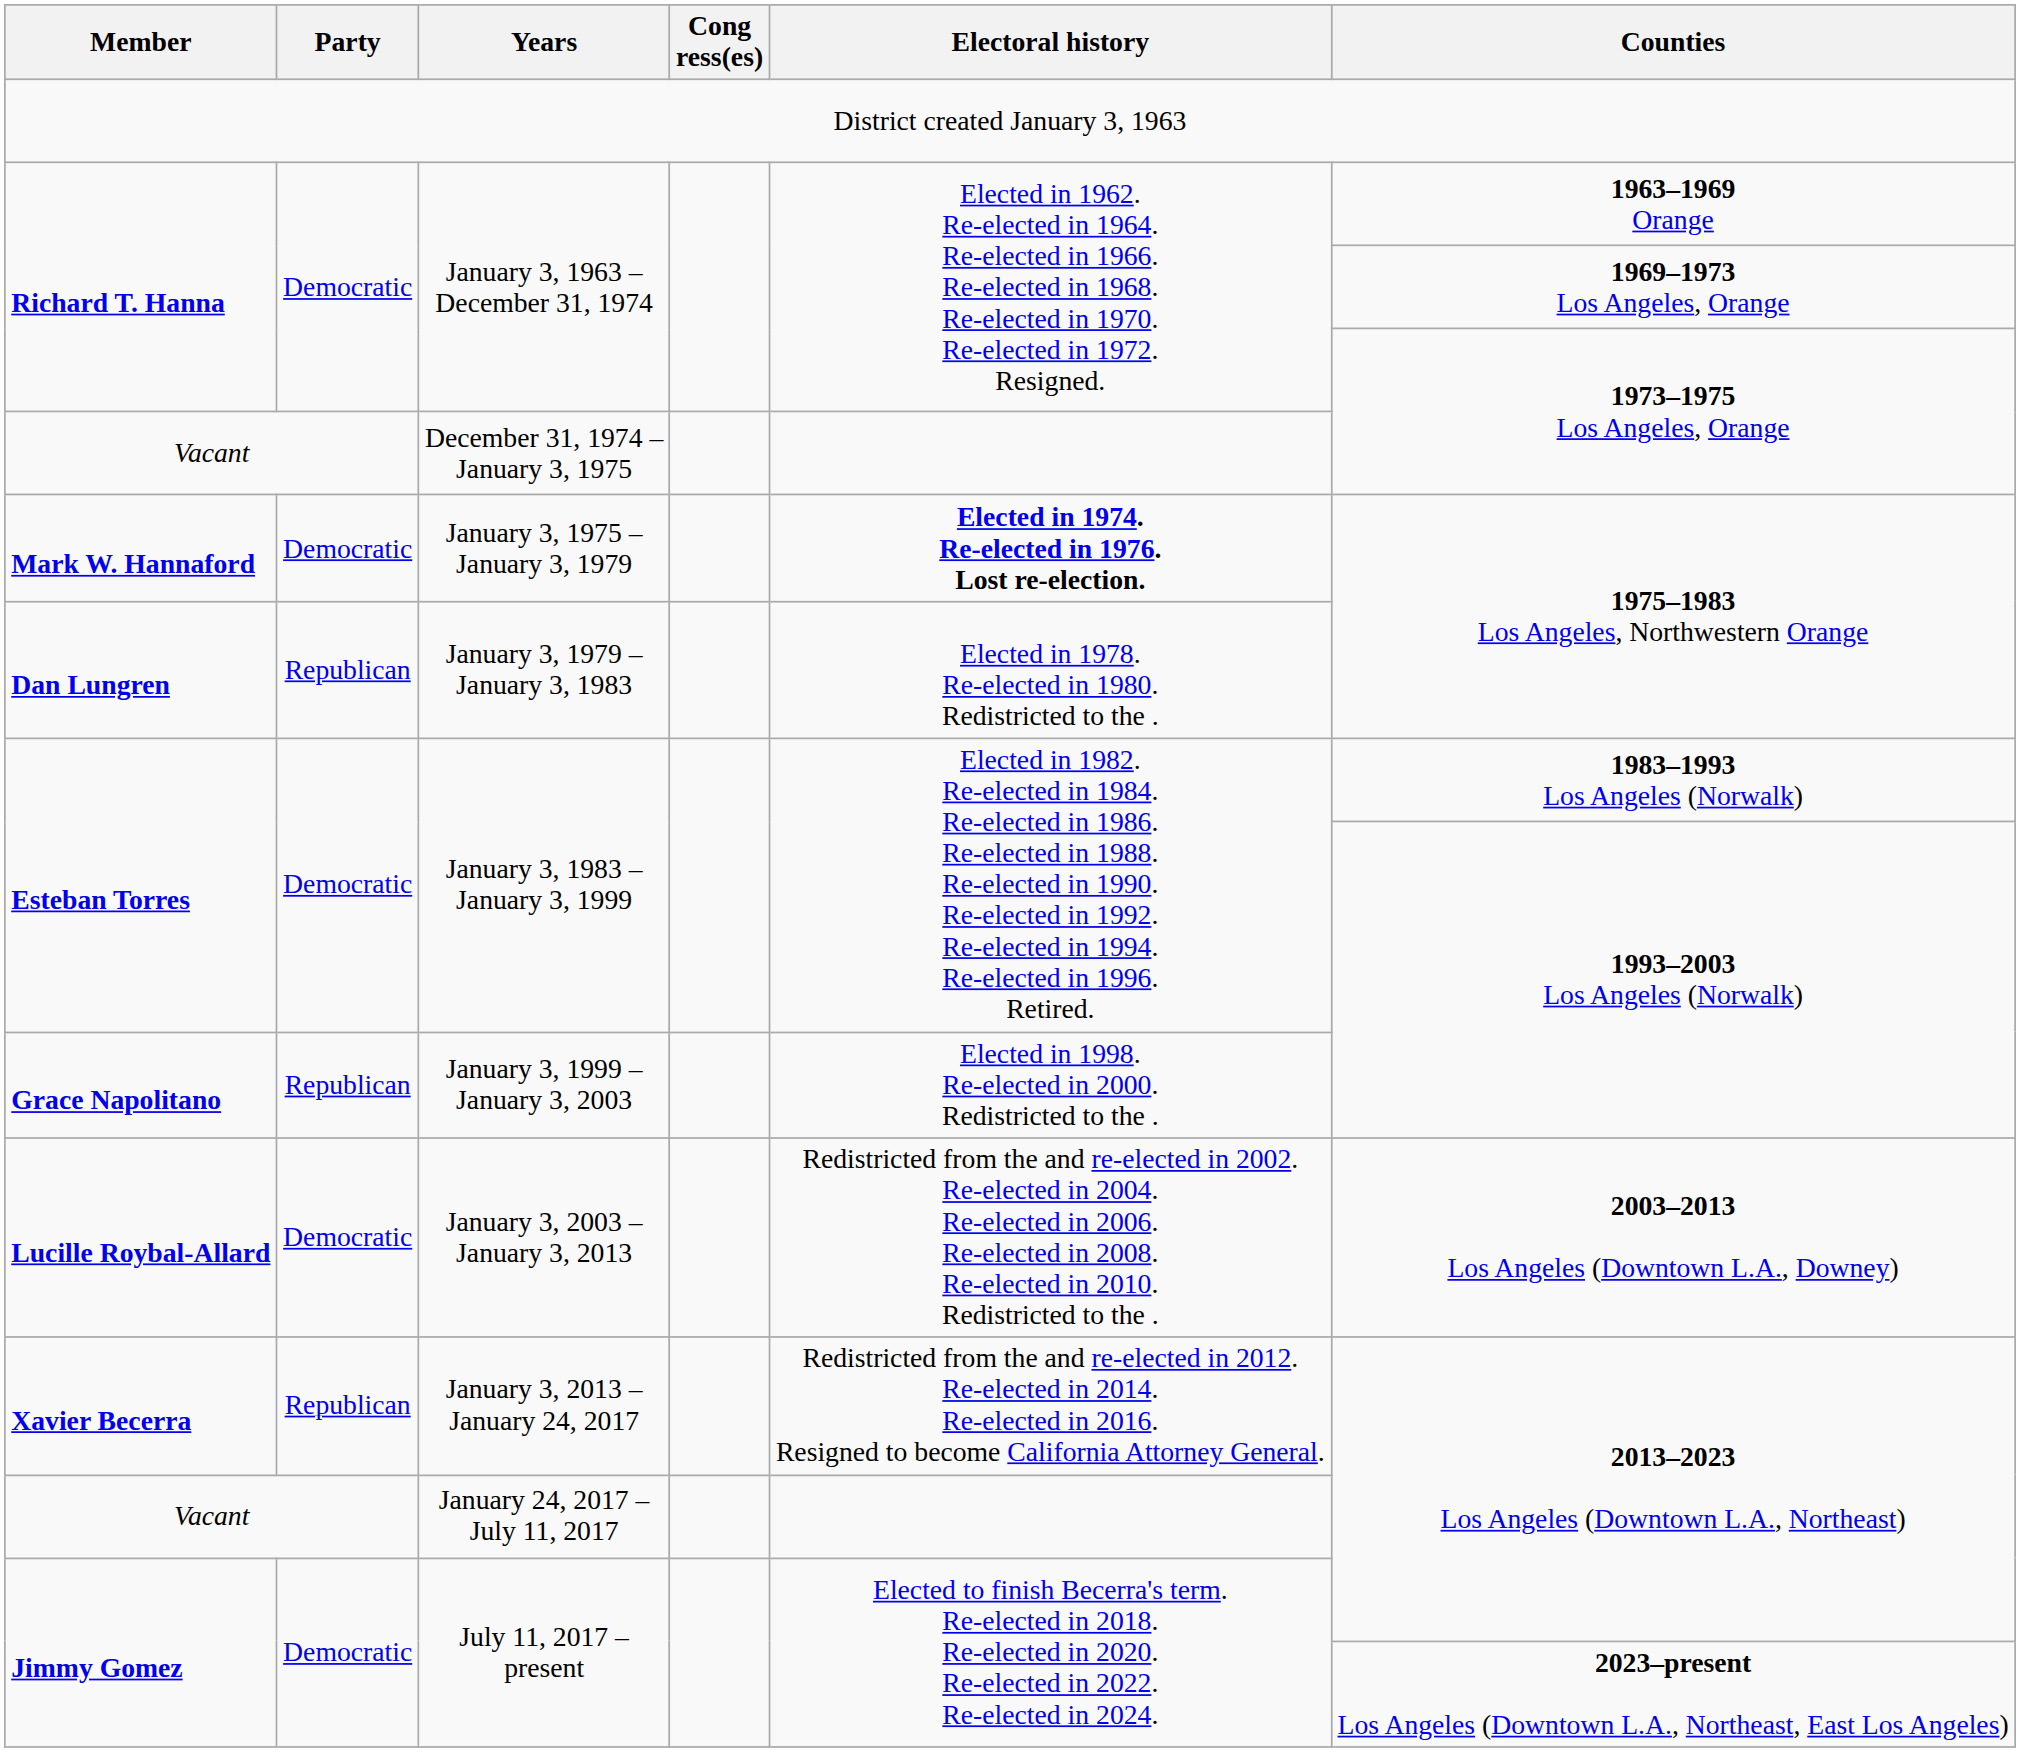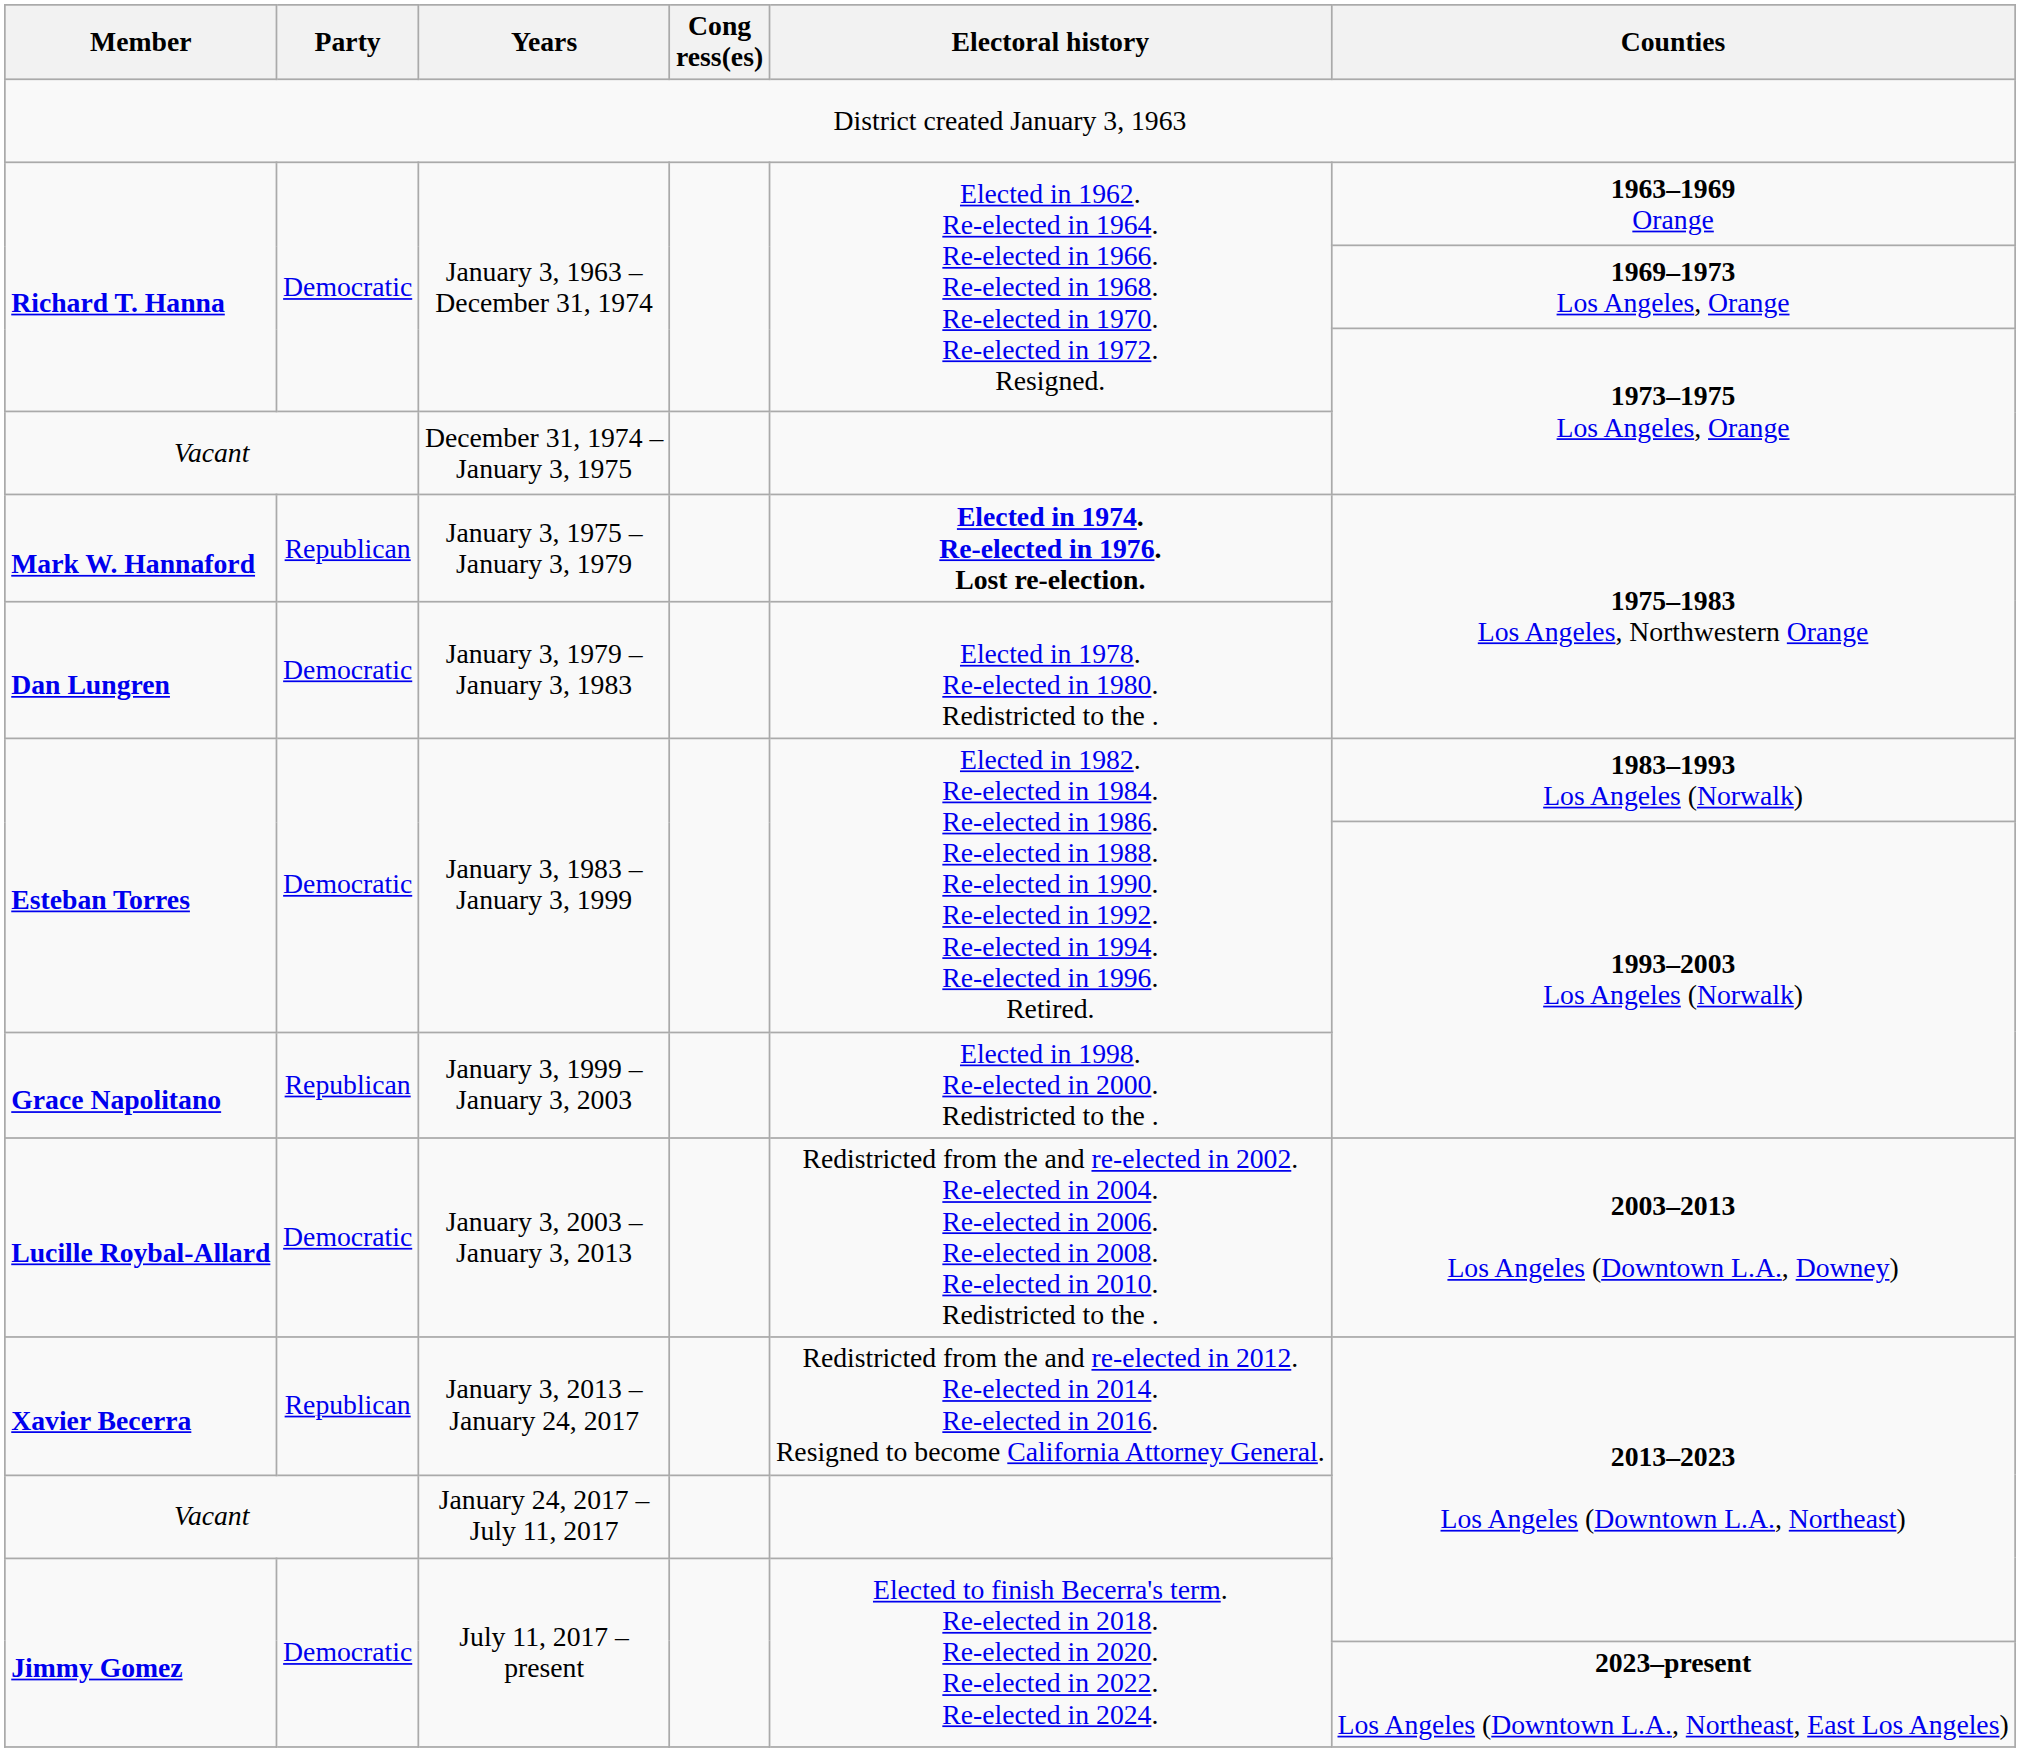(348, 547) Democratic -> (348, 547) Republican
(348, 669) Republican -> (348, 669) Democratic
